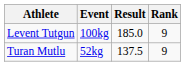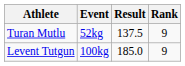rows swapped: (36, 52) <-> (41, 33)
